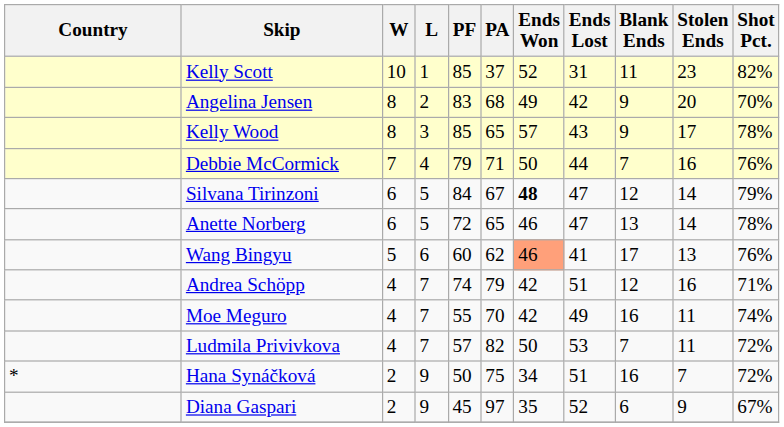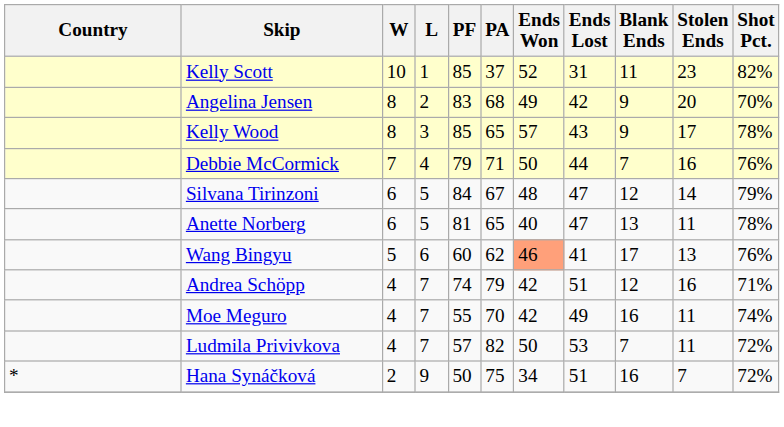(528, 193) bold -> (528, 193) normal
(462, 224) 72 -> (462, 224) 81
(528, 224) 46 -> (528, 224) 40
(687, 224) 14 -> (686, 224) 11
- row: (241, 406)
